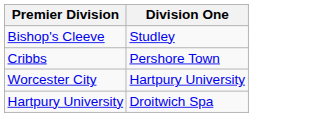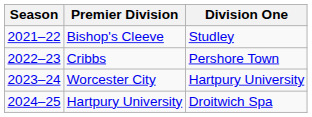+ column: (34, 15)
